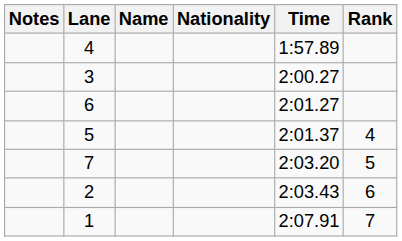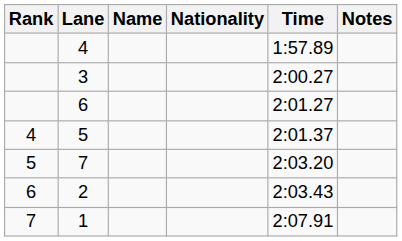columns swapped: (370, 18) <-> (34, 18)
